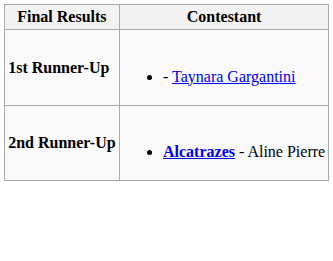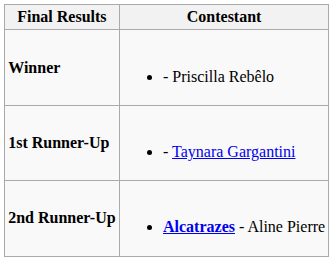+ row: (34, 67)
